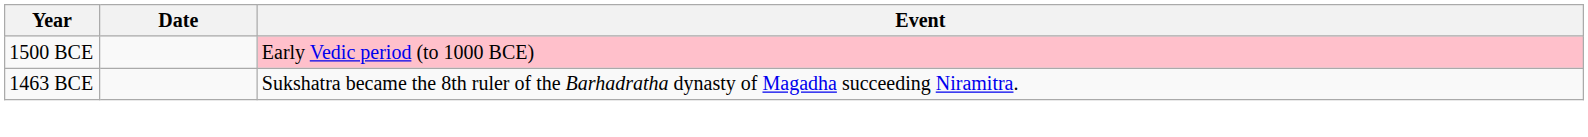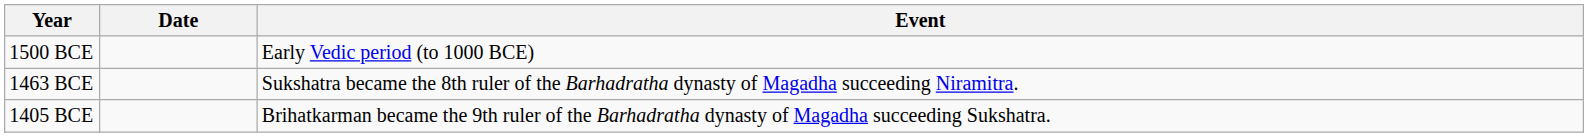(398, 52) pink background -> (398, 52) no background
+ row: (51, 115)
